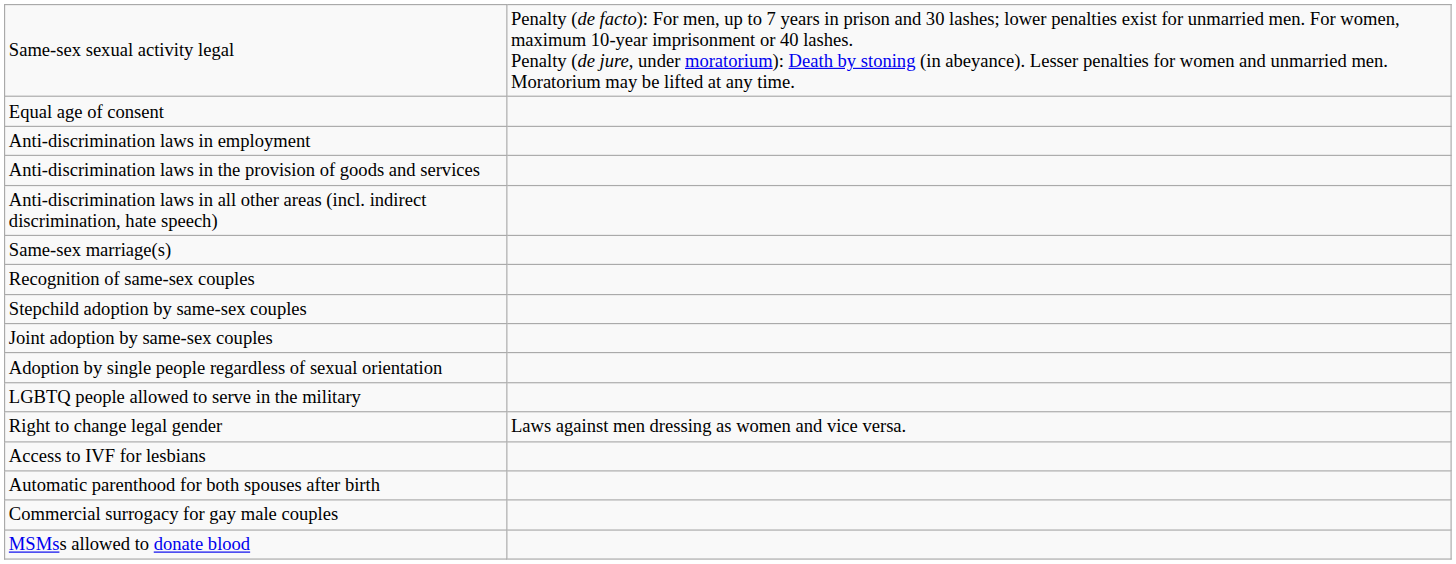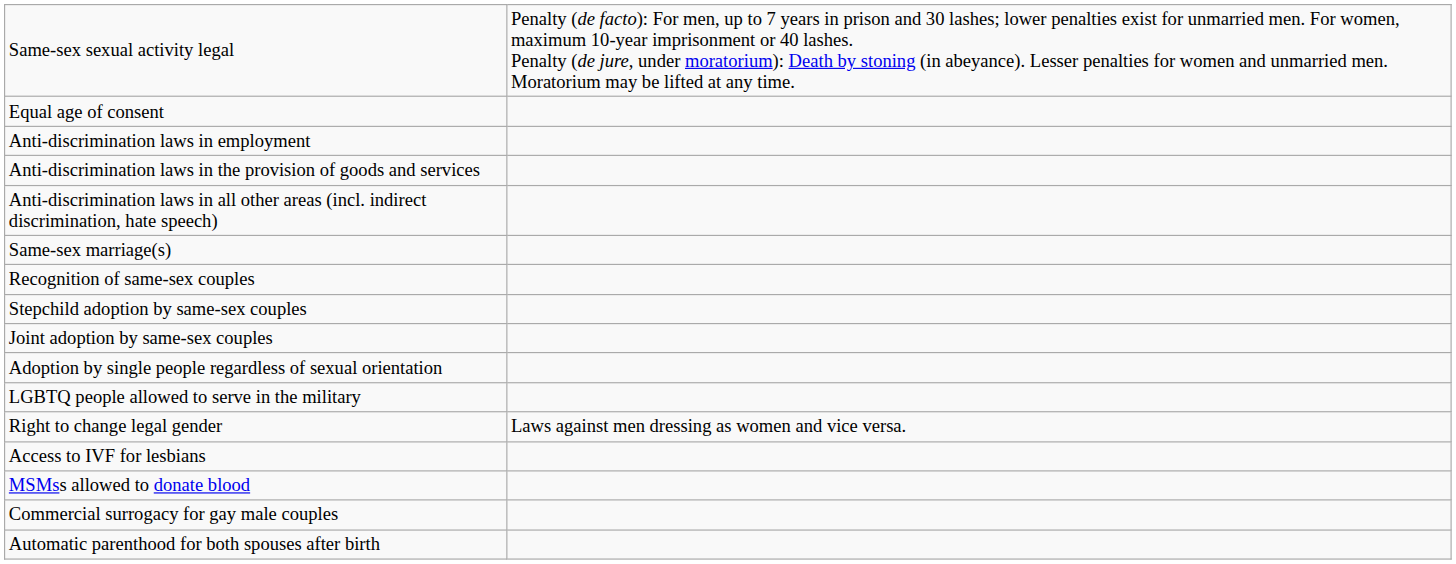rows swapped: (194, 485) <-> (129, 544)
